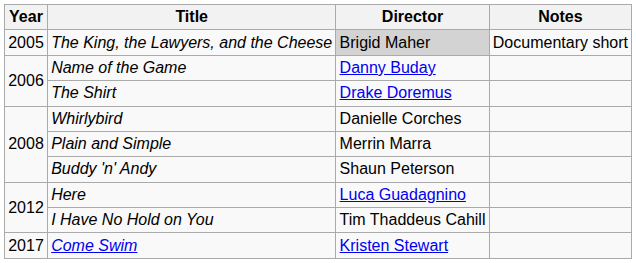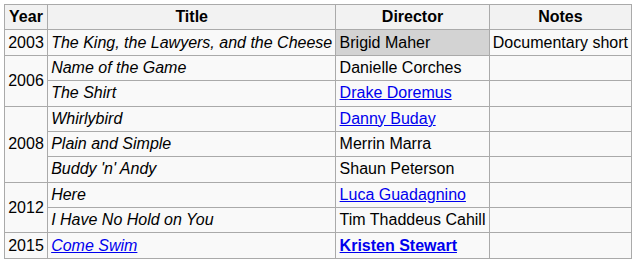(26, 42) 2005 -> (26, 42) 2003
(388, 67) Danny Buday -> (401, 67) Danielle Corches
(401, 118) Danielle Corches -> (388, 118) Danny Buday
(26, 245) 2017 -> (26, 245) 2015
(394, 245) normal -> (398, 245) bold
